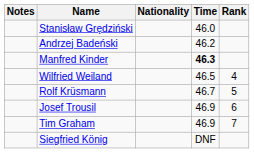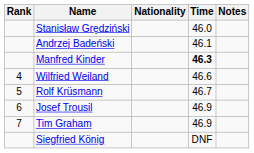columns swapped: (234, 12) <-> (21, 12)
(205, 44) 46.2 -> (202, 44) 46.1
(205, 76) 46.5 -> (202, 76) 46.6
